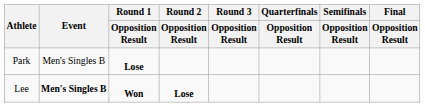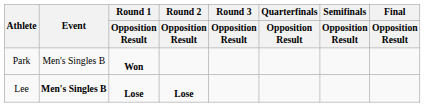(134, 67) Lose -> (134, 67) Won
(134, 94) Won -> (134, 94) Lose
